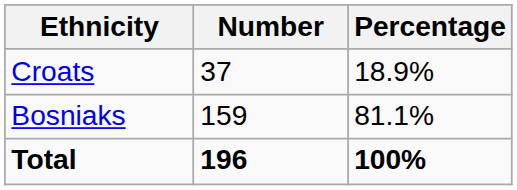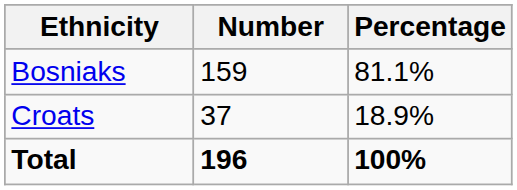rows swapped: (69, 116) <-> (53, 71)
